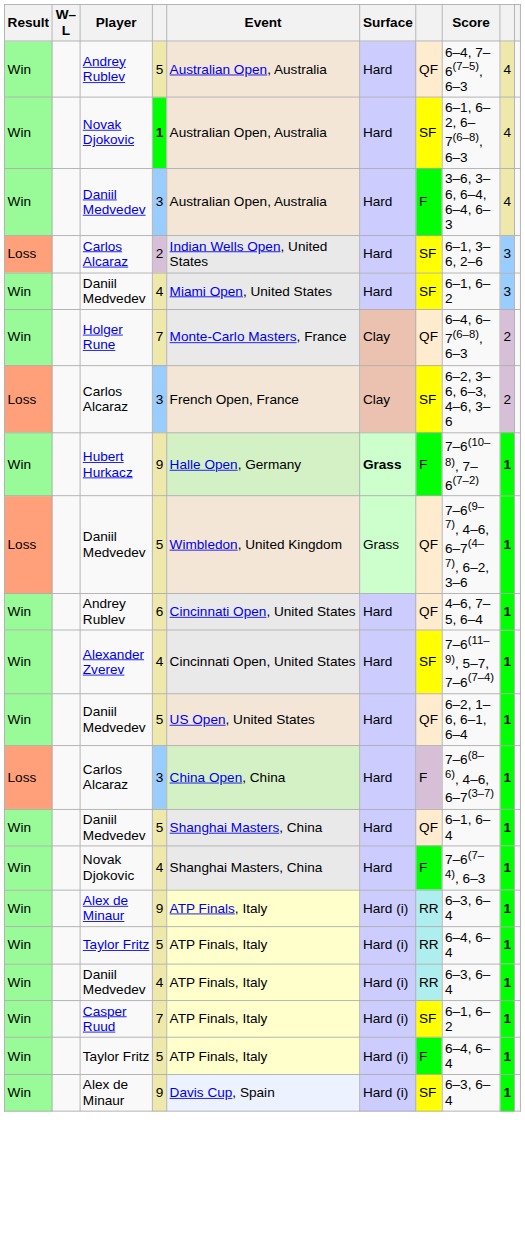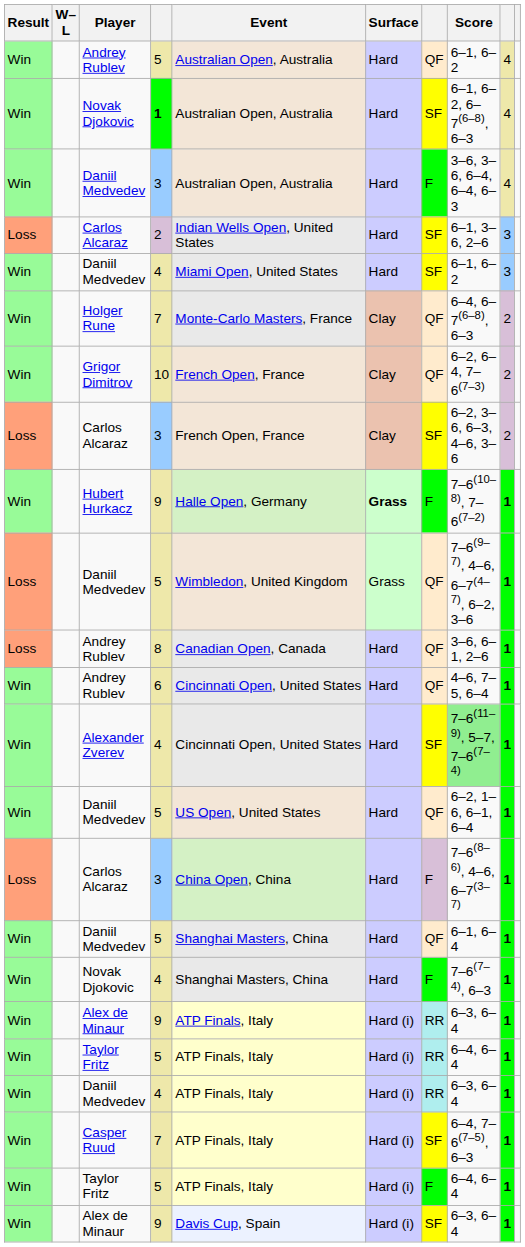(468, 69) 6–4, 7–6(7–5), 6–3 -> (473, 59) 6–1, 6–2
+ row: (107, 374)
+ row: (104, 648)
(470, 662) no background -> (473, 742) lightgreen background
(468, 1019) 6–1, 6–2 -> (473, 1140) 6–4, 7–6(7–5), 6–3
